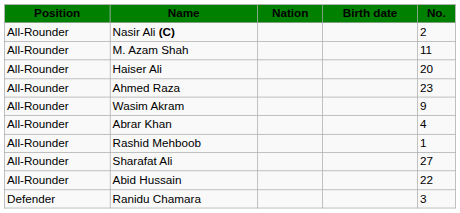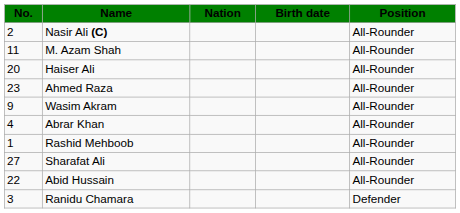columns swapped: (436, 13) <-> (57, 13)
